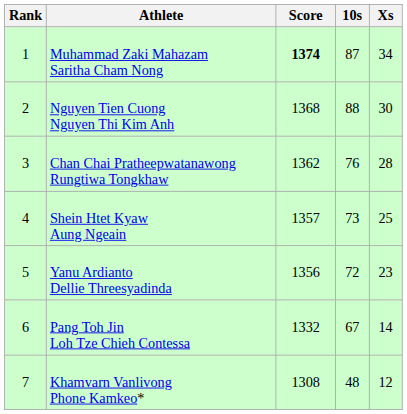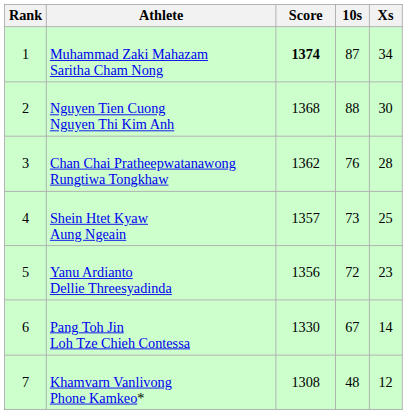(306, 327) 1332 -> (306, 327) 1330
